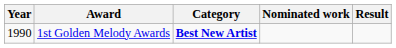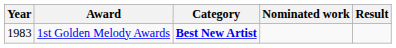(19, 33) 1990 -> (19, 33) 1983
